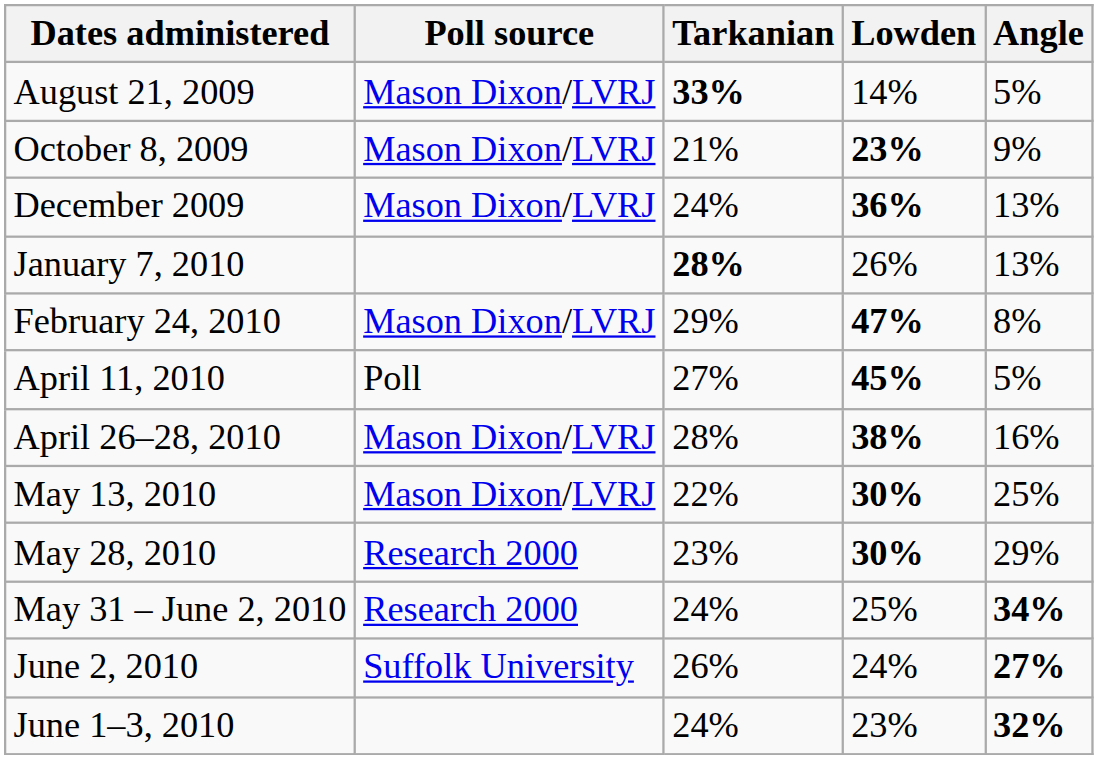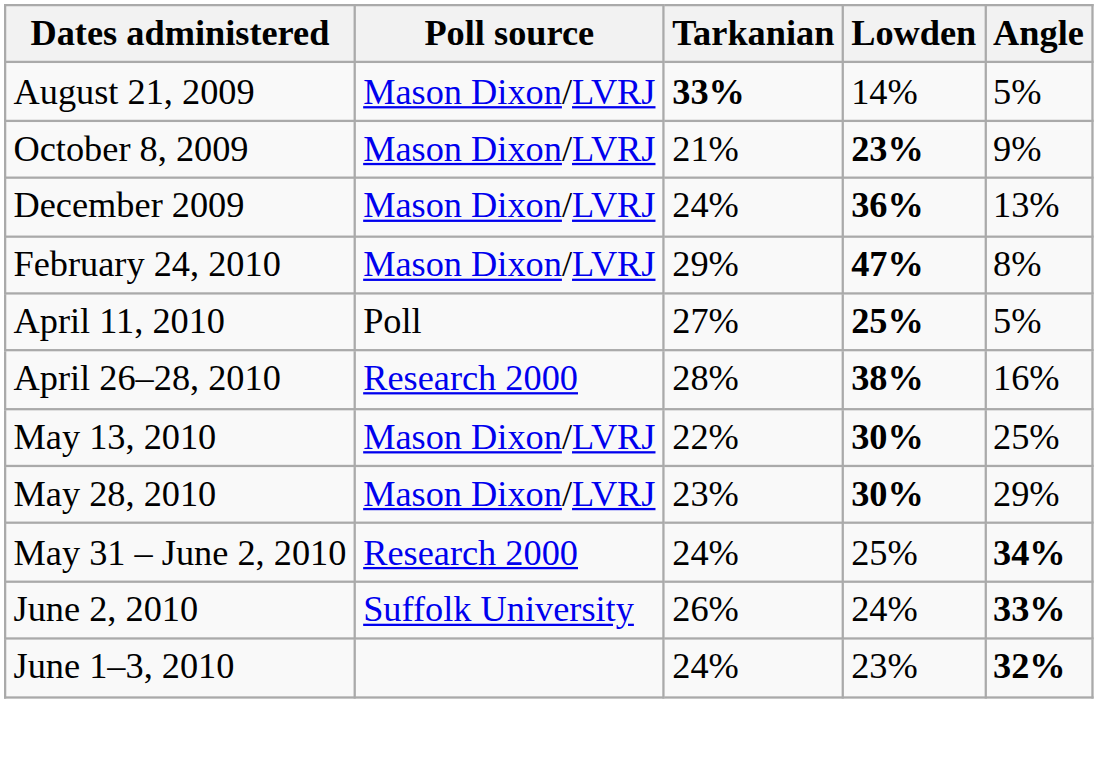- row: (129, 263)
(887, 378) 45% -> (887, 321) 25%
(509, 436) Mason Dixon/LVRJ -> (471, 378) Research 2000
(471, 551) Research 2000 -> (509, 494) Mason Dixon/LVRJ
(1029, 666) 27% -> (1029, 609) 33%
